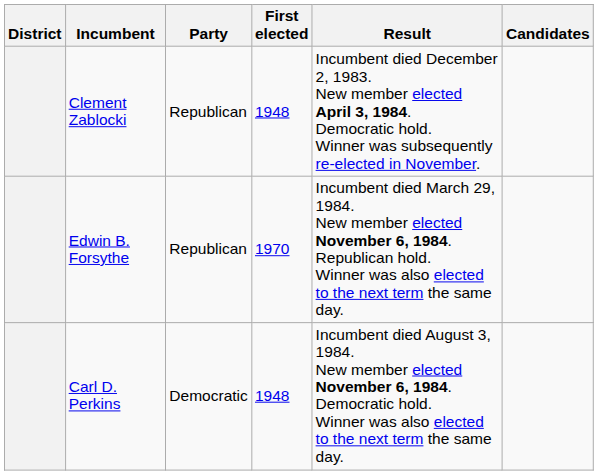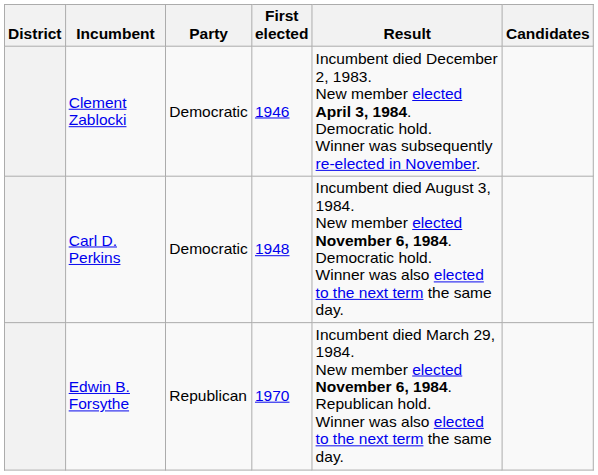(208, 111) Republican -> (209, 111) Democratic
(272, 111) 1948 -> (272, 111) 1946
rows swapped: (95, 396) <-> (99, 249)
